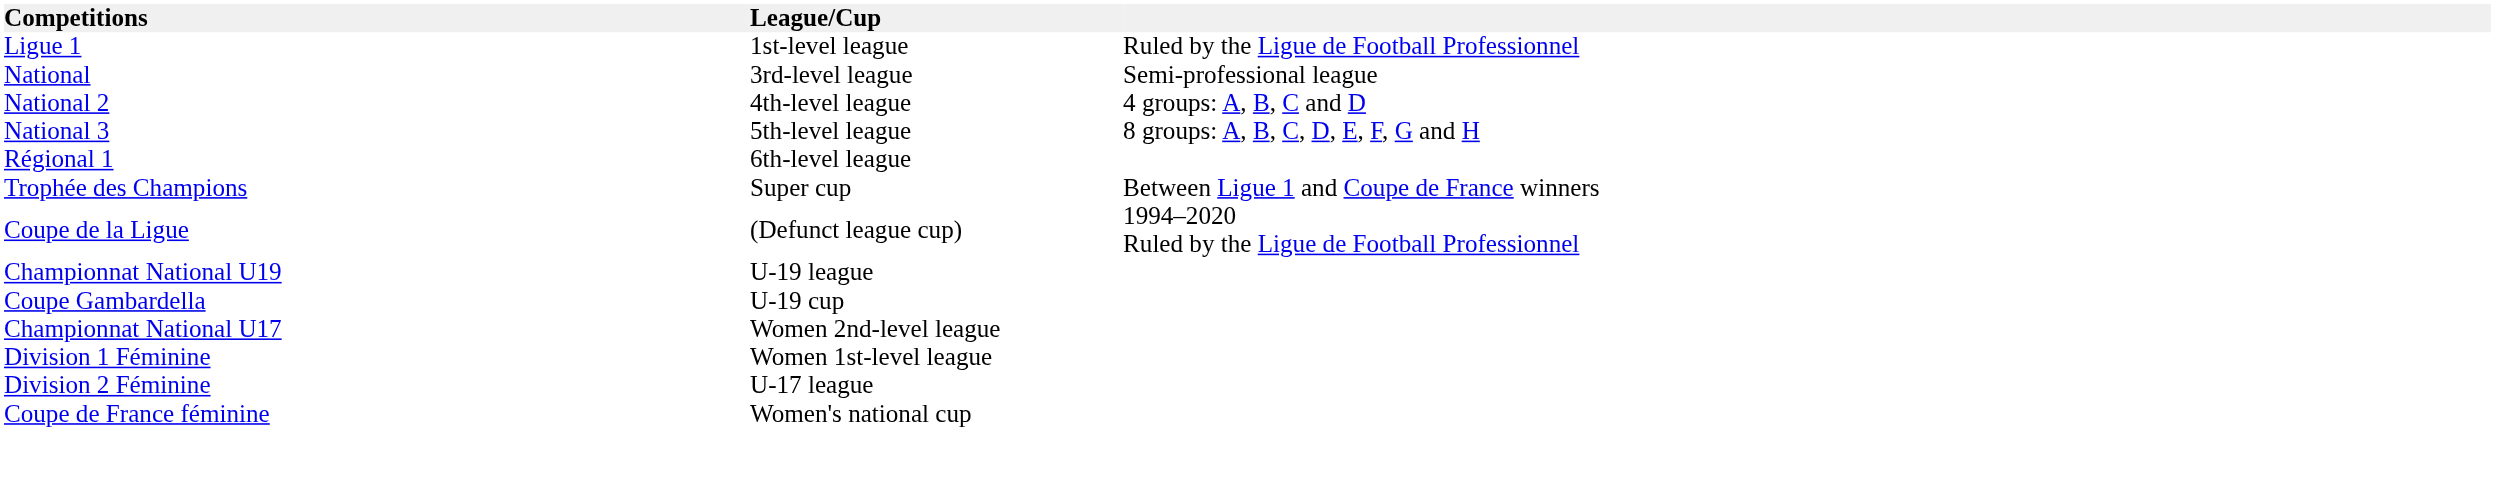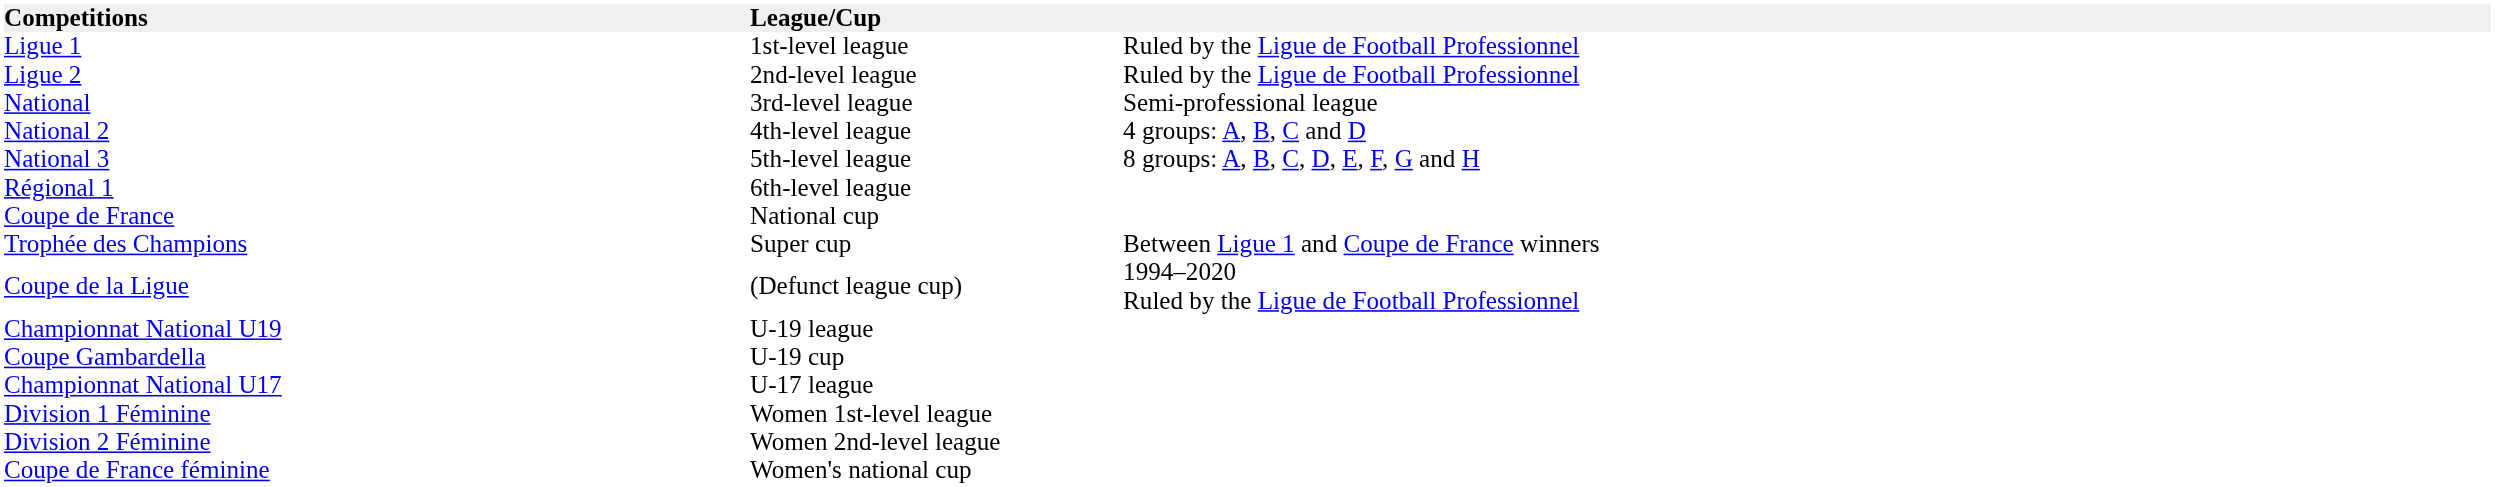+ row: (43, 74)
+ row: (89, 215)
(875, 328) Women 2nd-level league -> (812, 385) U-17 league
(812, 385) U-17 league -> (875, 441) Women 2nd-level league
